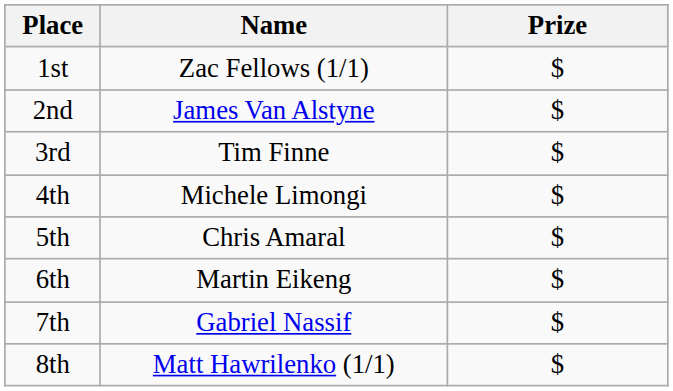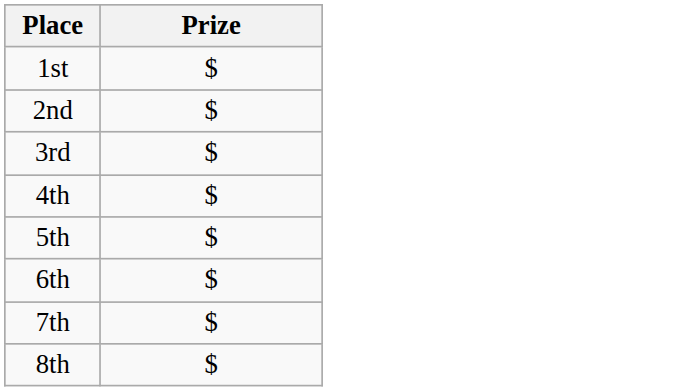- column: (274, 25)
